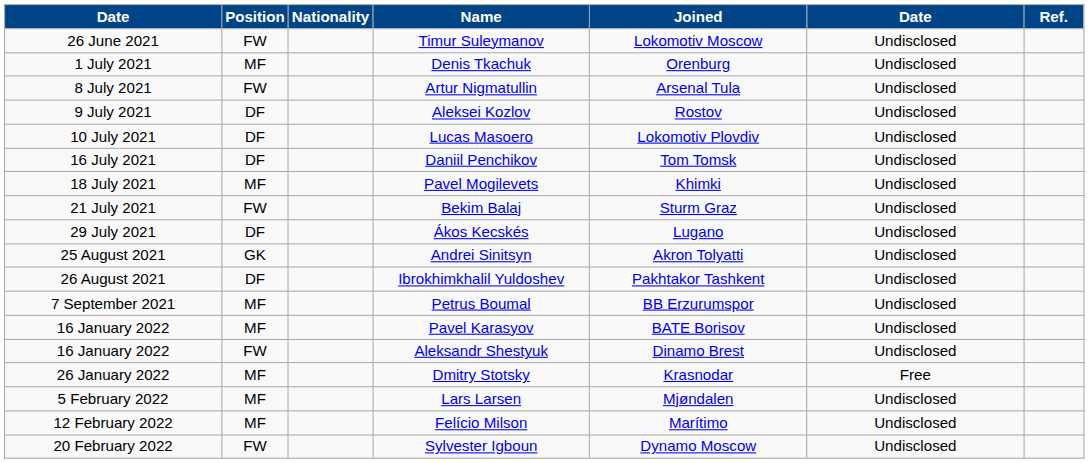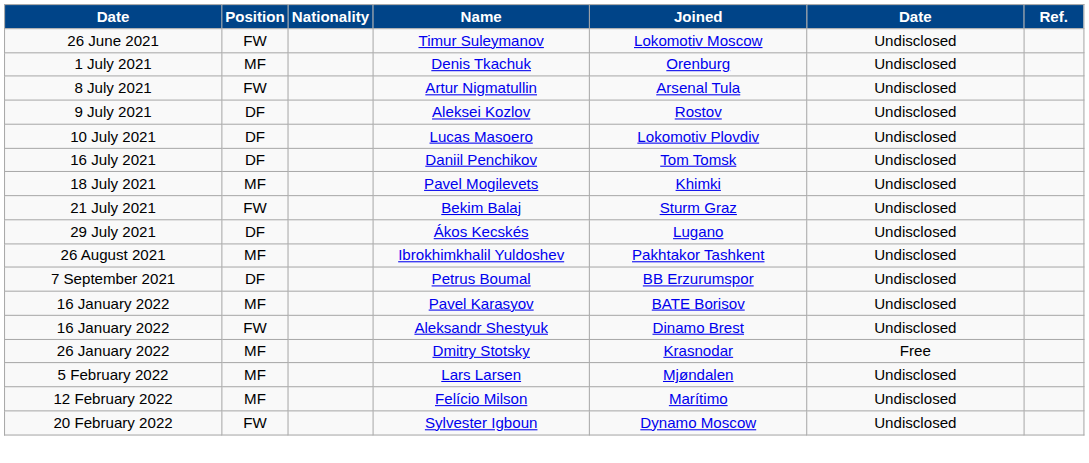- row: (481, 256)
(255, 280) DF -> (255, 256) MF
(255, 304) MF -> (255, 280) DF
